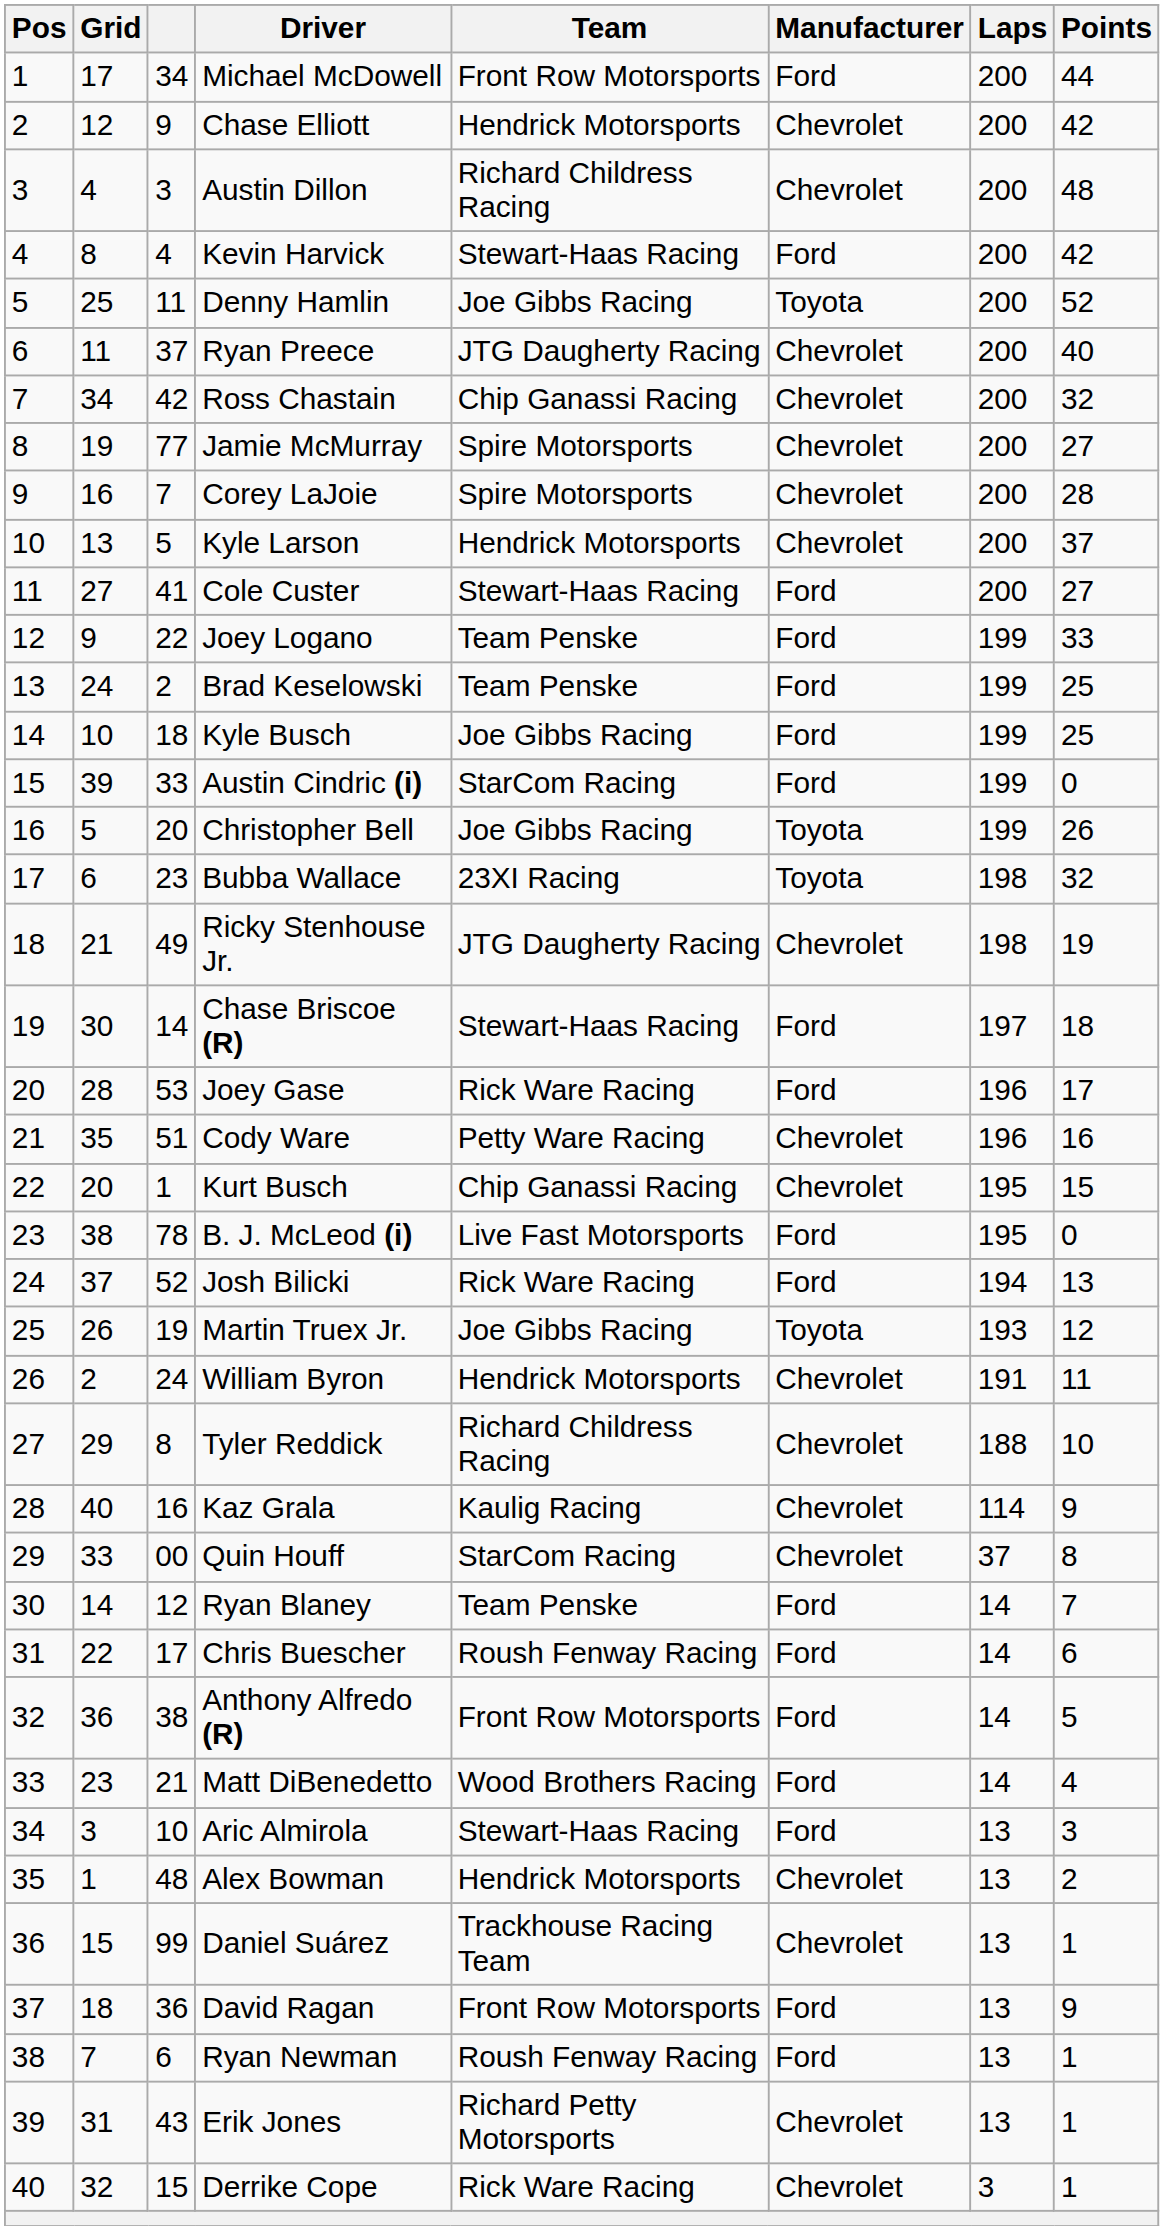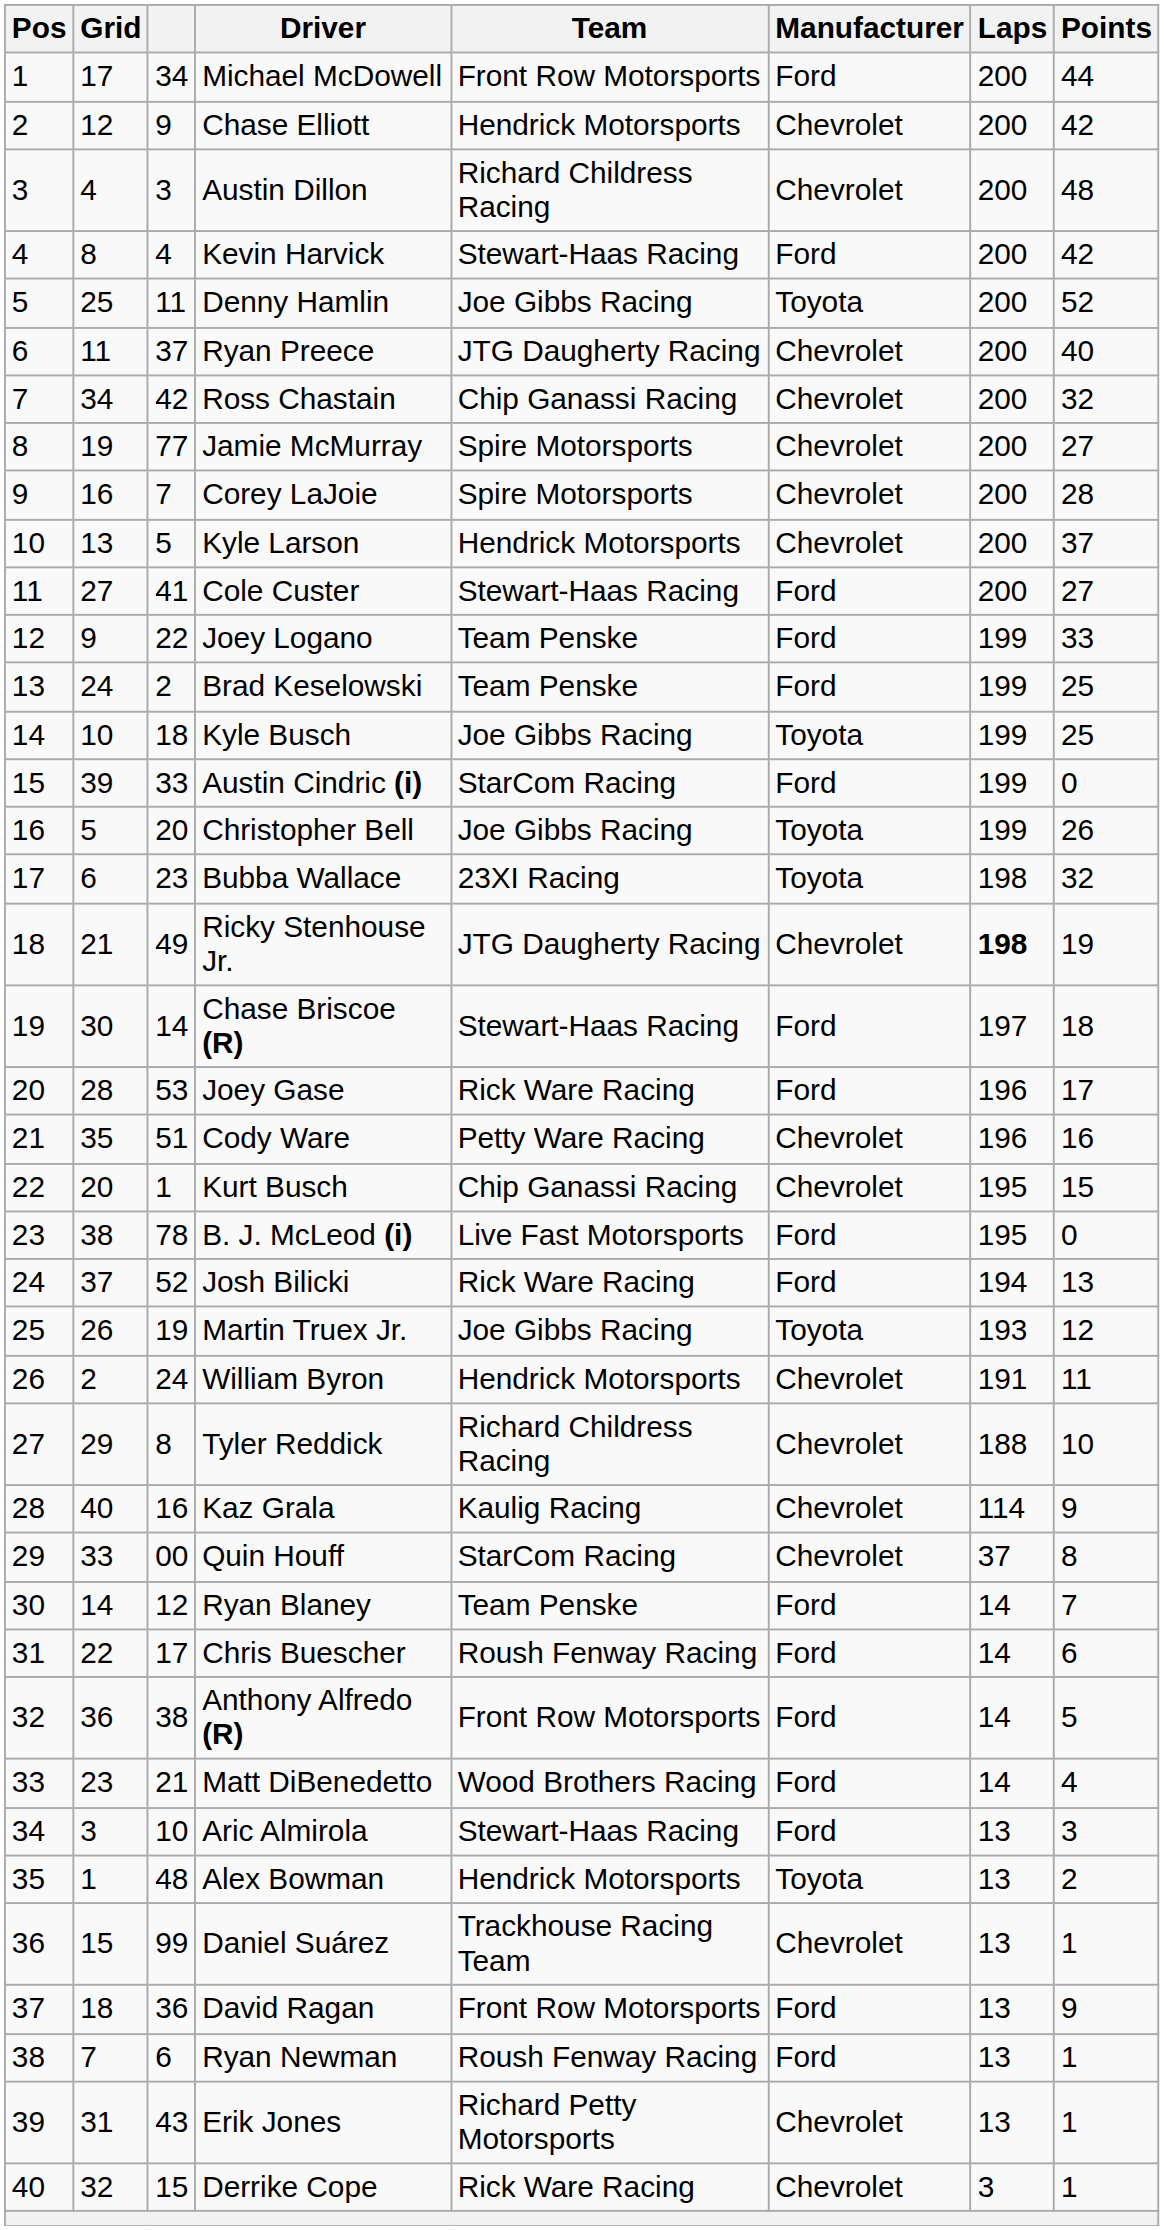(806, 734) Ford -> (819, 734) Toyota
(1003, 943) normal -> (1003, 943) bold
(839, 1878) Chevrolet -> (819, 1878) Toyota
